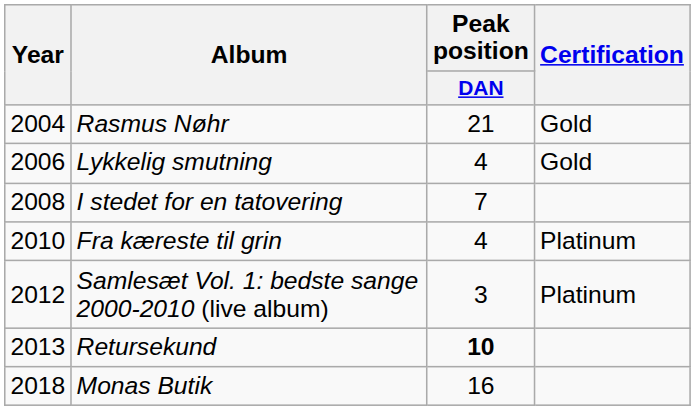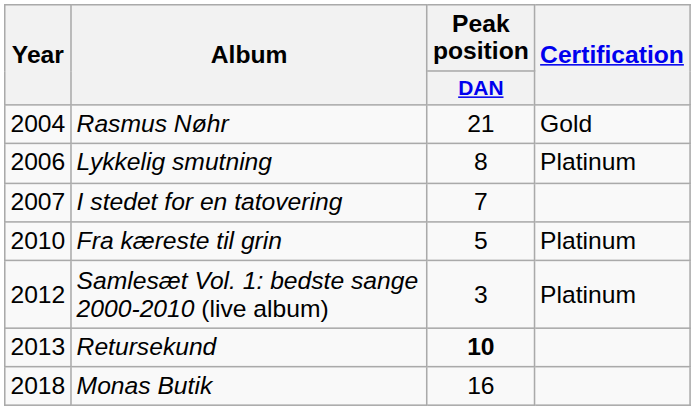(481, 162) 4 -> (481, 162) 8
(566, 162) Gold -> (588, 162) Platinum
(38, 202) 2008 -> (38, 202) 2007
(481, 241) 4 -> (481, 241) 5
